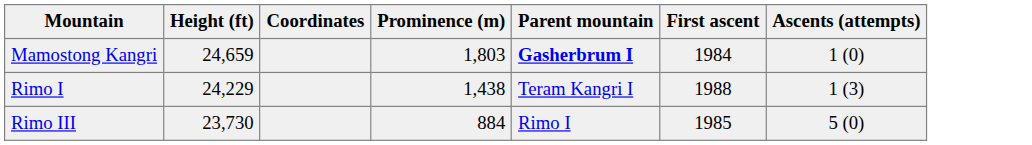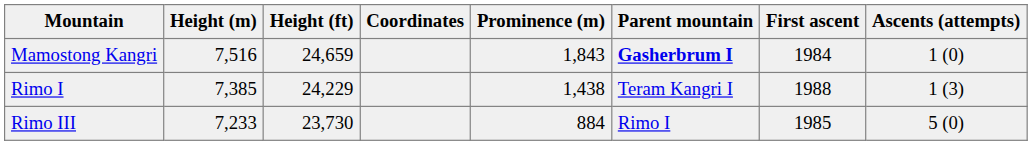+ column: (213, 21)
(484, 55) 1,803 -> (584, 55) 1,843
